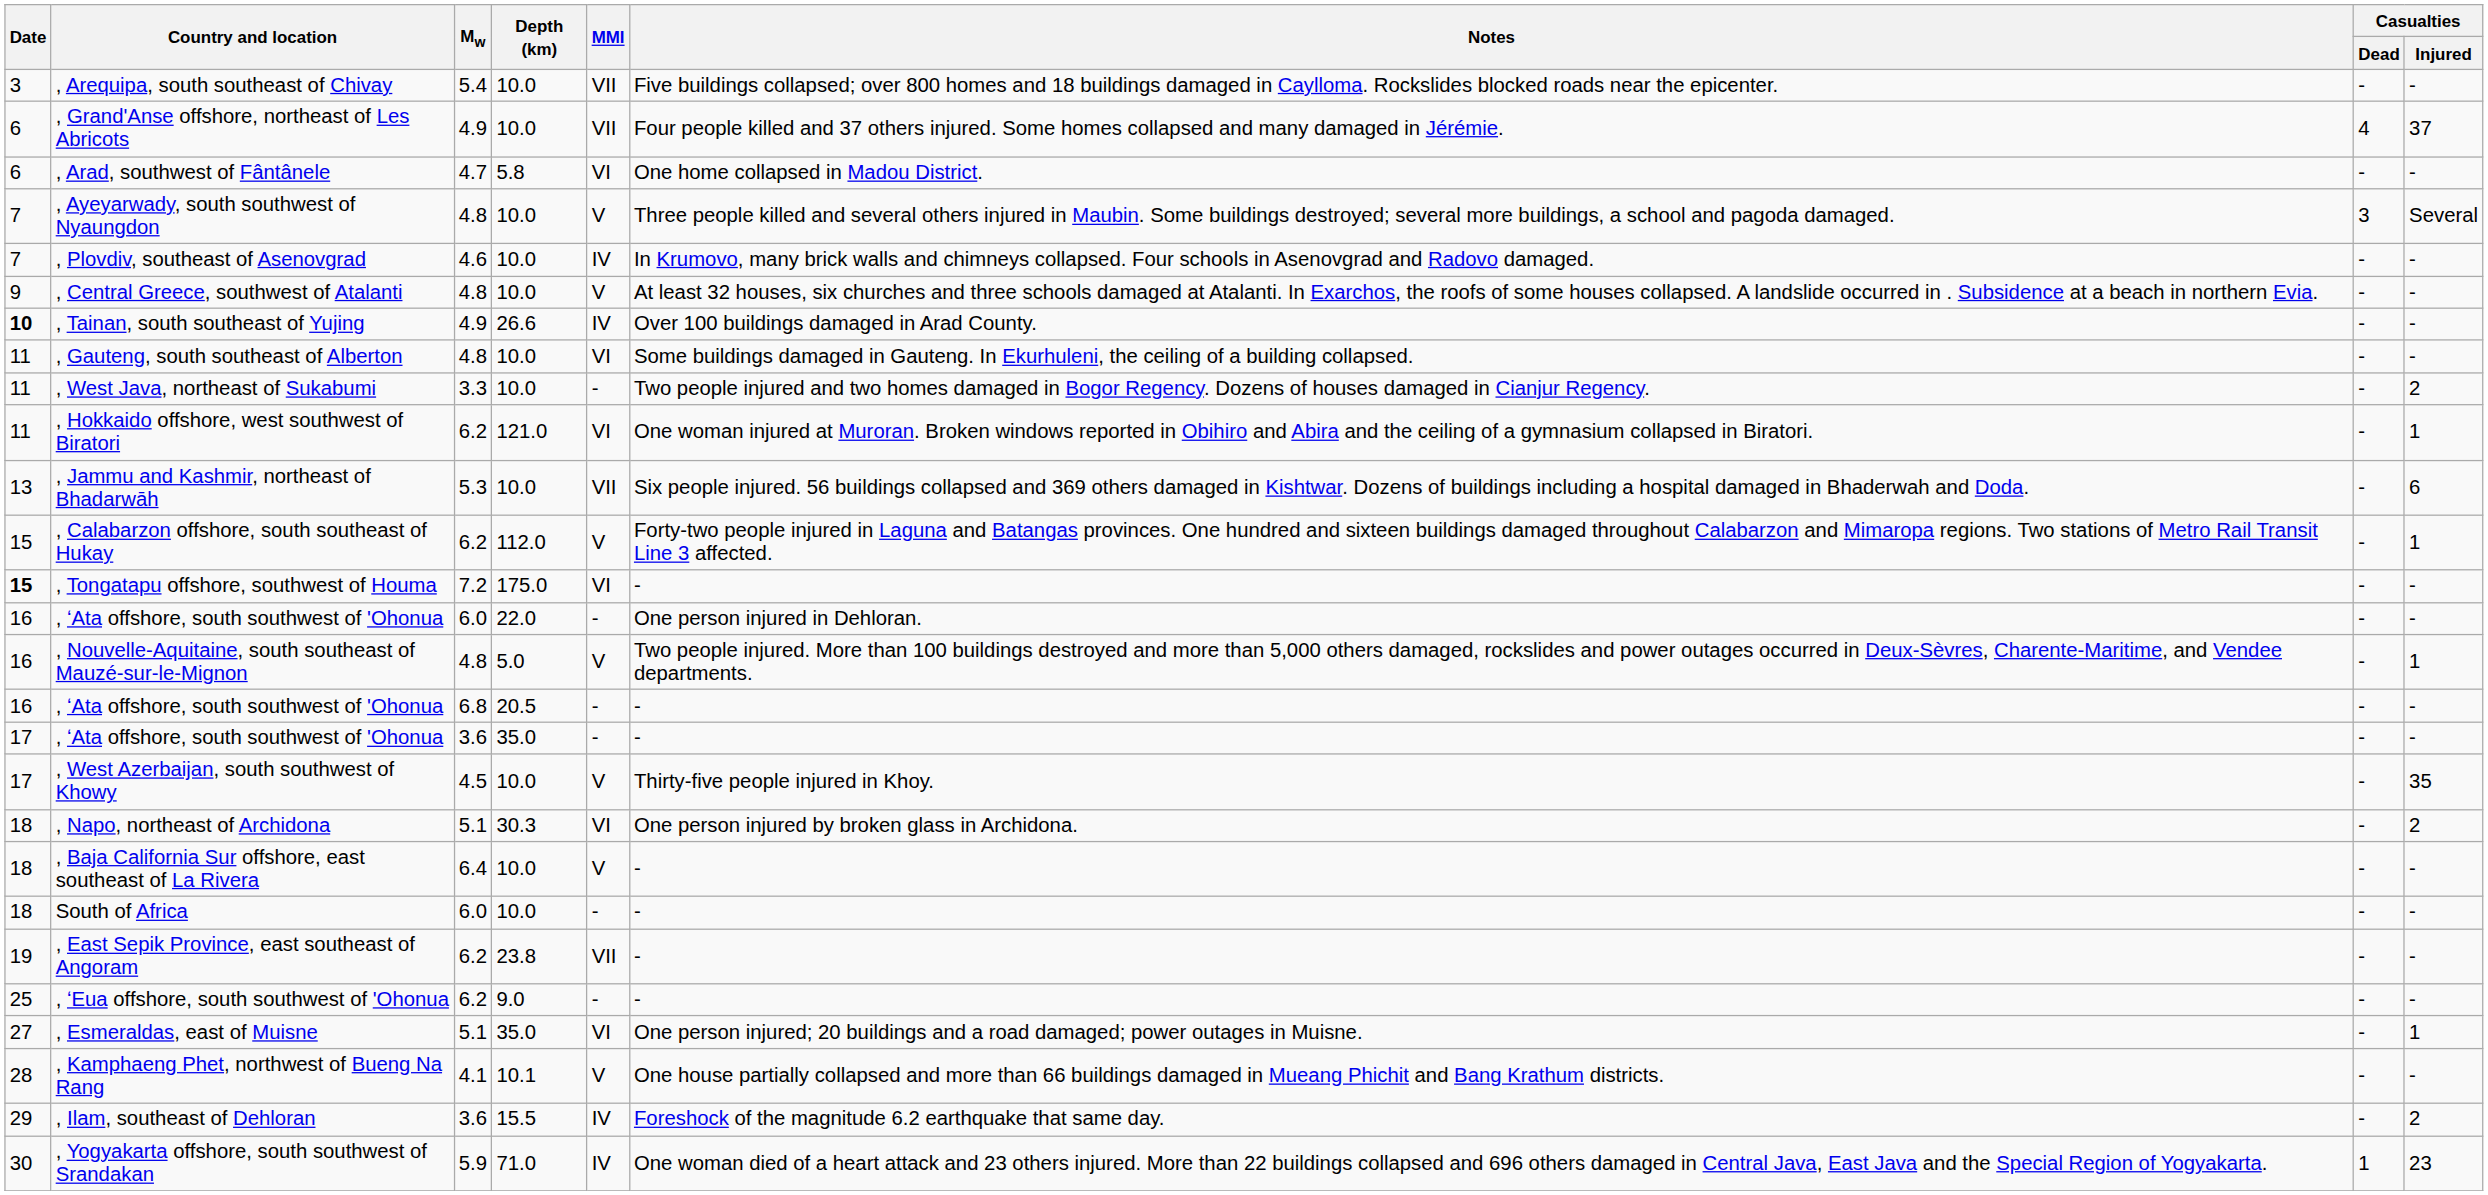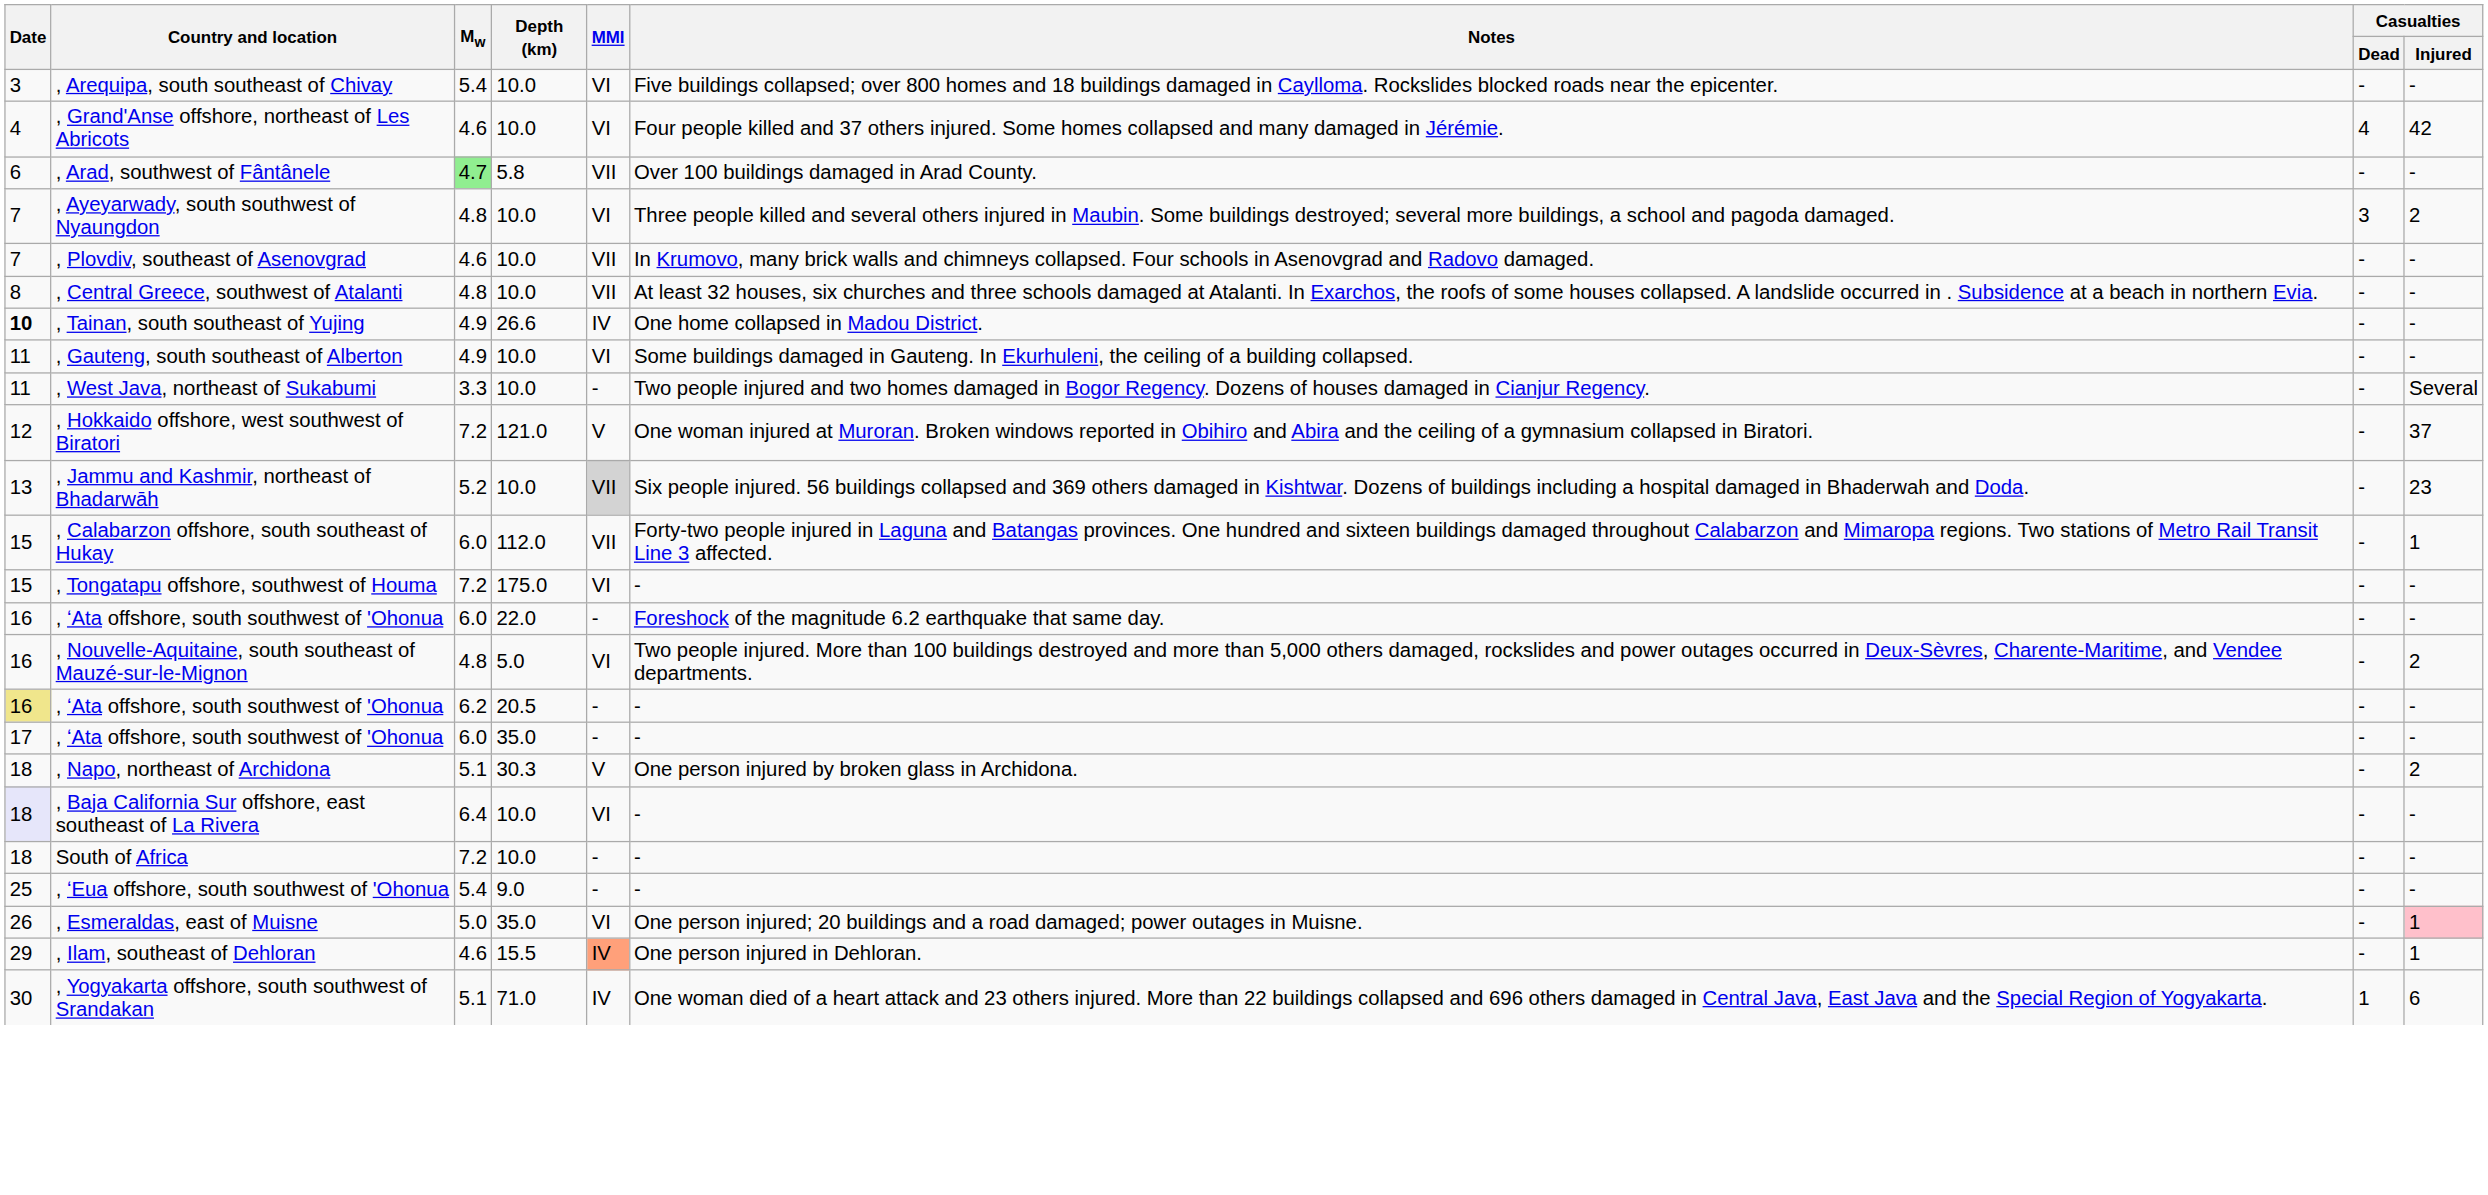(604, 85) VII -> (601, 85) VI
(15, 128) 6 -> (15, 128) 4
(473, 128) 4.9 -> (473, 128) 4.6
(604, 128) VII -> (601, 128) VI
(2420, 128) 37 -> (2420, 128) 42
(473, 172) no background -> (473, 172) lightgreen background
(601, 172) VI -> (604, 172) VII
(808, 172) One home collapsed in Madou District. -> (835, 172) Over 100 buildings damaged in Arad County.
(598, 216) V -> (601, 216) VI
(2444, 216) Several -> (2415, 216) 2
(601, 259) IV -> (604, 259) VII
(15, 291) 9 -> (15, 291) 8
(598, 291) V -> (604, 291) VII
(835, 324) Over 100 buildings damaged in Arad County. -> (808, 324) One home collapsed in Madou District.
(473, 356) 4.8 -> (473, 356) 4.9
(2415, 388) 2 -> (2444, 388) Several
(20, 432) 11 -> (21, 432) 12
(473, 432) 6.2 -> (473, 432) 7.2
(601, 432) VI -> (598, 432) V
(2415, 432) 1 -> (2420, 432) 37
(473, 487) 5.3 -> (473, 487) 5.2
(604, 487) no background -> (604, 487) lightgrey background
(2415, 487) 6 -> (2420, 487) 23
(473, 542) 6.2 -> (473, 542) 6.0
(598, 542) V -> (604, 542) VII
(21, 586) bold -> (21, 586) normal
(778, 618) One person injured in Dehloran. -> (899, 618) Foreshock of the magnitude 6.2 earthquake that same day.
(598, 661) V -> (601, 661) VI
(2415, 661) 1 -> (2415, 661) 2
(21, 705) no background -> (21, 705) khaki background
(473, 705) 6.8 -> (473, 705) 6.2
(473, 737) 3.6 -> (473, 737) 6.0
- row: (225, 781)
(601, 825) VI -> (598, 770) V
(21, 868) no background -> (21, 813) lavender background
(598, 868) V -> (601, 813) VI
(473, 912) 6.0 -> (473, 857) 7.2
- row: (235, 956)
(473, 999) 6.2 -> (473, 889) 5.4
(21, 1032) 27 -> (21, 921) 26
(473, 1032) 5.1 -> (473, 921) 5.0
(2415, 1032) no background -> (2415, 921) pink background
- row: (249, 1075)
(473, 1119) 3.6 -> (473, 954) 4.6
(601, 1119) no background -> (601, 954) lightsalmon background
(899, 1119) Foreshock of the magnitude 6.2 earthquake that same day. -> (778, 954) One person injured in Dehloran.
(2415, 1119) 2 -> (2415, 954) 1
(473, 1162) 5.9 -> (473, 997) 5.1
(2420, 1162) 23 -> (2415, 997) 6
